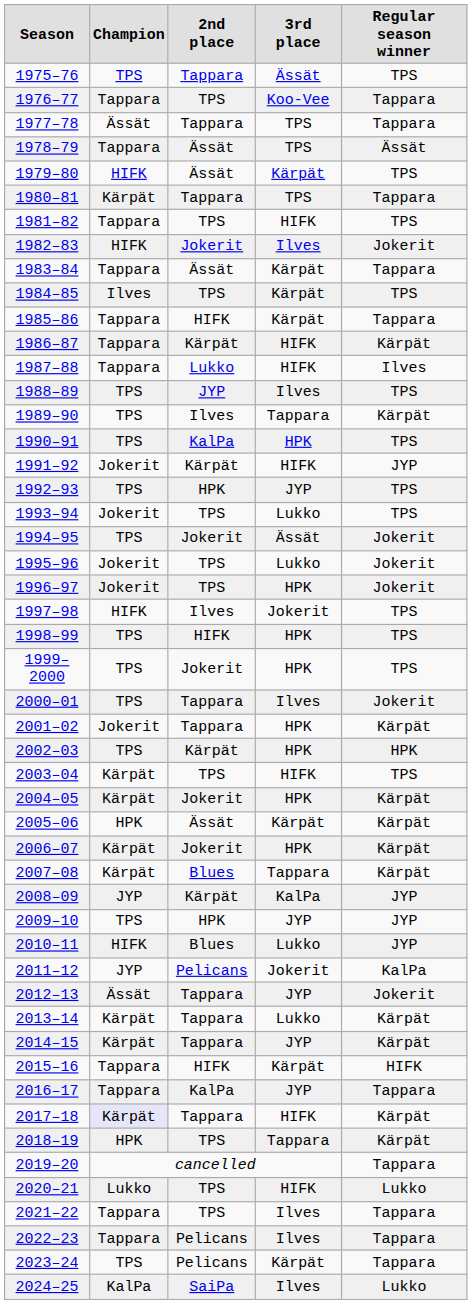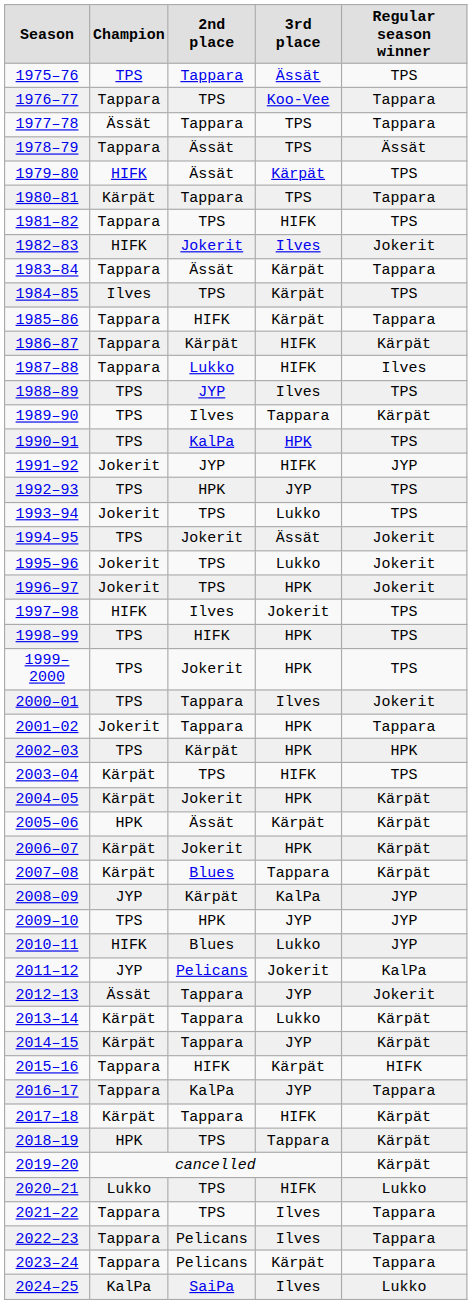(212, 465) Kärpät -> (212, 465) JYP
(404, 726) Kärpät -> (404, 726) Tappara
(129, 1116) lavender background -> (129, 1116) no background
(404, 1165) Tappara -> (404, 1165) Kärpät
(129, 1262) TPS -> (129, 1262) Tappara
